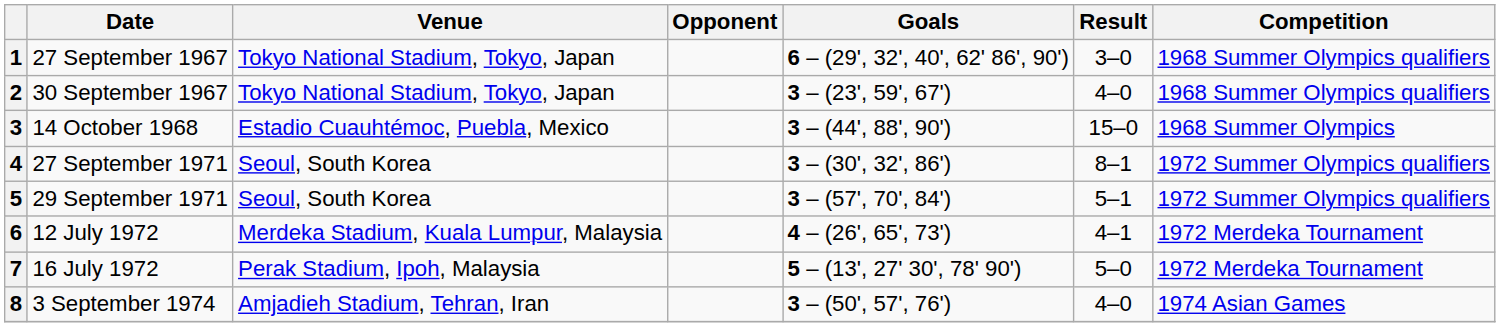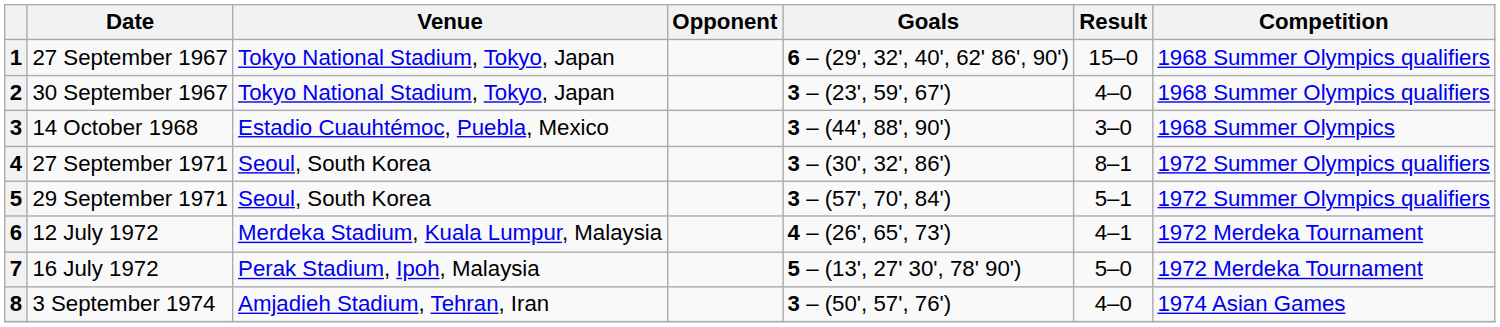(1113, 57) 3–0 -> (1113, 57) 15–0
(1113, 127) 15–0 -> (1113, 127) 3–0
